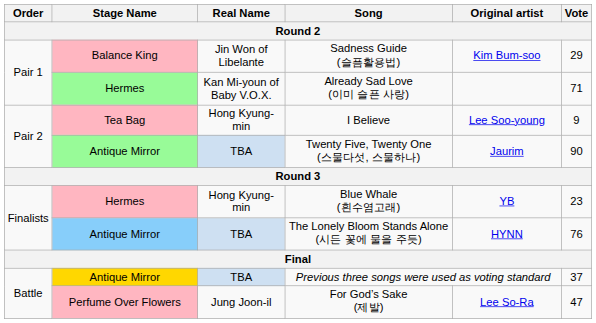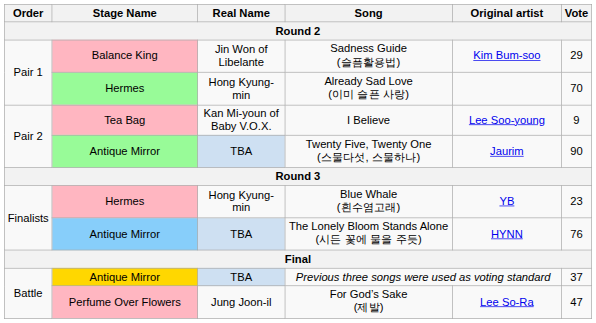(241, 88) Kan Mi-youn of Baby V.O.X. -> (241, 88) Hong Kyung-min
(576, 88) 71 -> (576, 88) 70
(241, 120) Hong Kyung-min -> (241, 120) Kan Mi-youn of Baby V.O.X.
